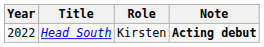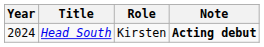(21, 33) 2022 -> (21, 33) 2024
